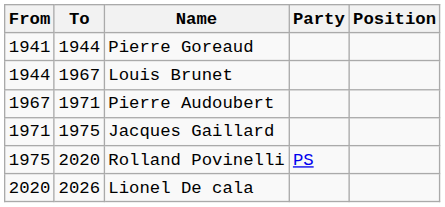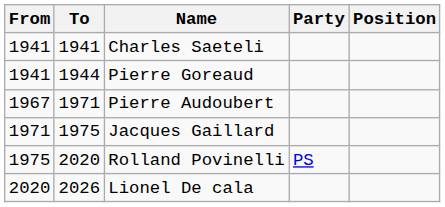+ row: (186, 47)
- row: (171, 75)
